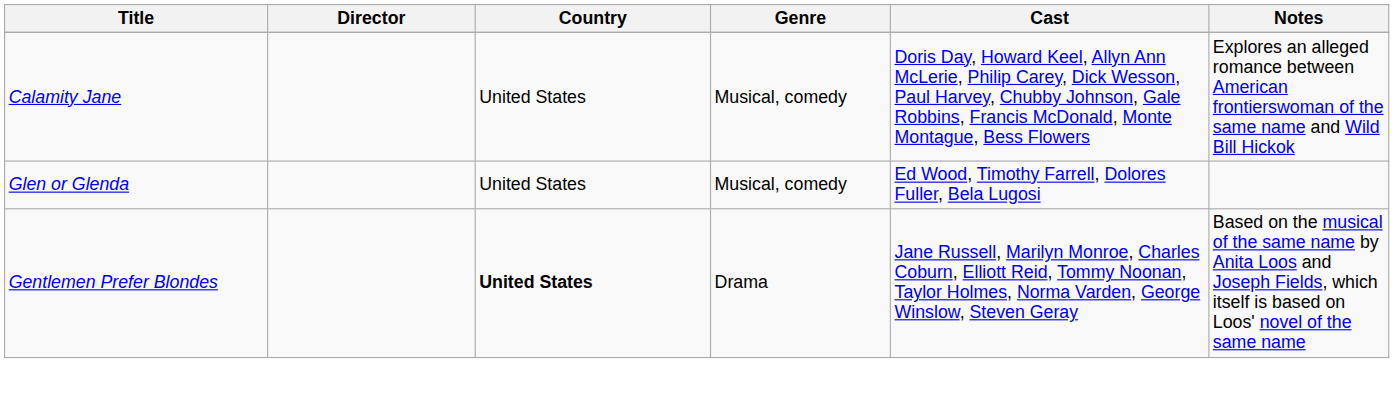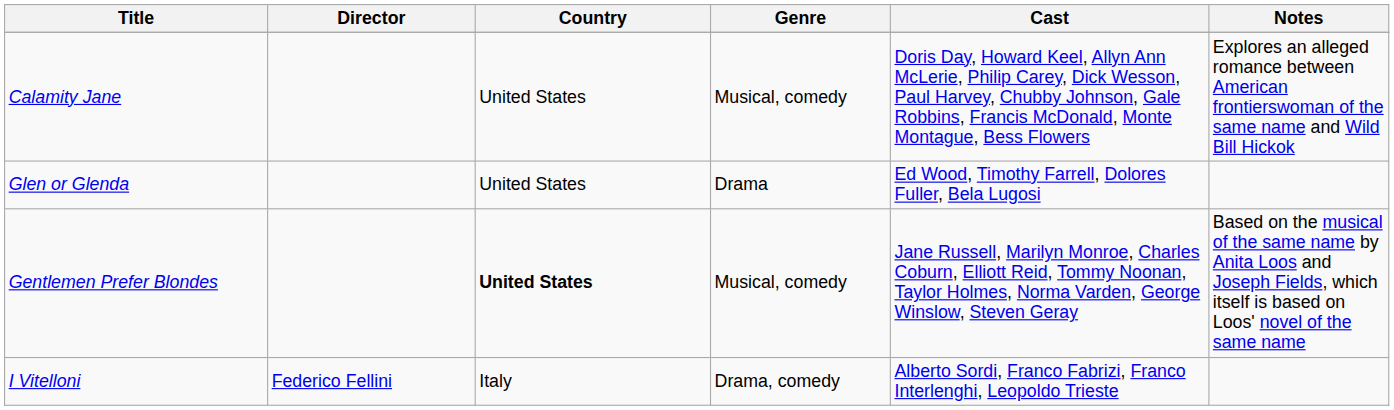(781, 184) Musical, comedy -> (741, 184) Drama
(741, 282) Drama -> (781, 282) Musical, comedy
+ row: (45, 380)
